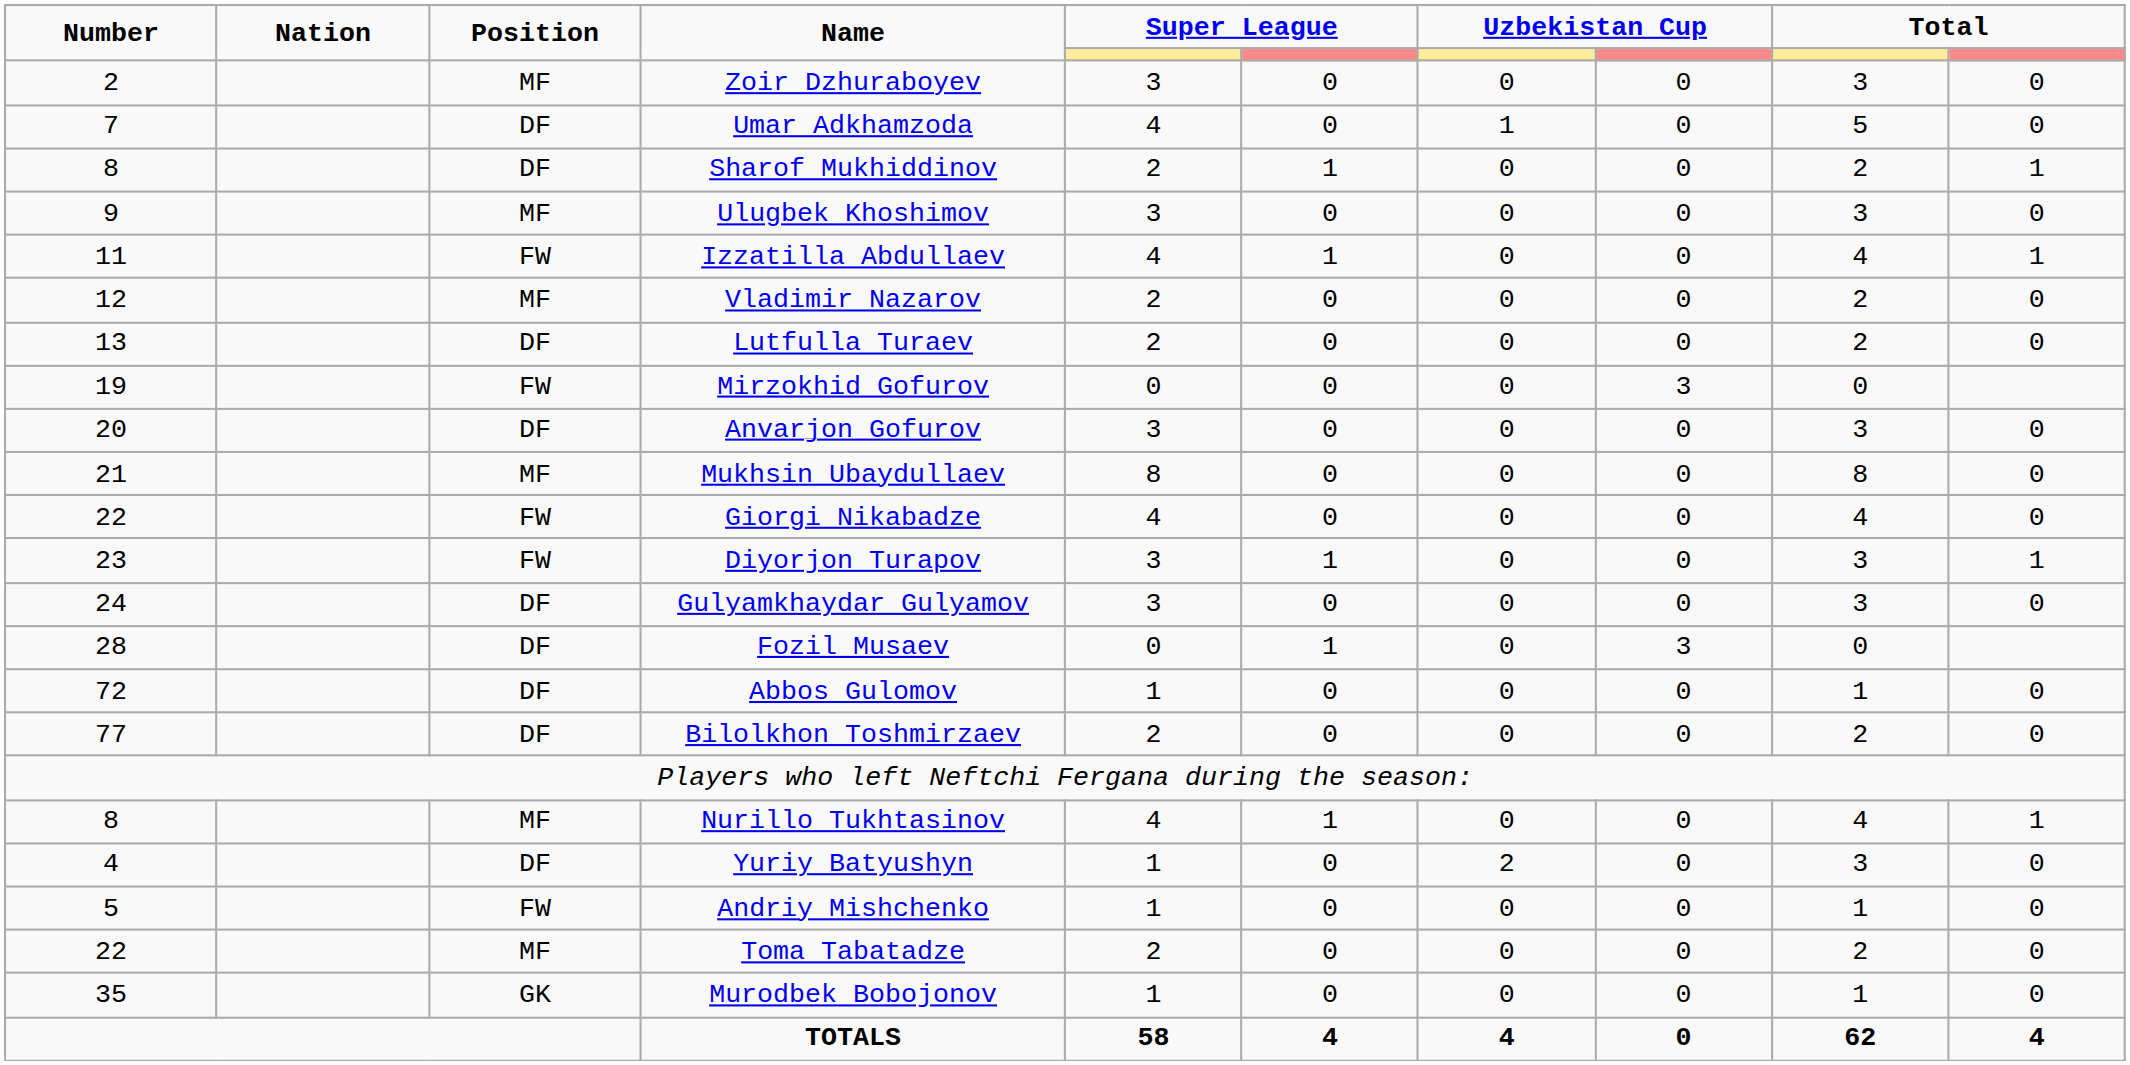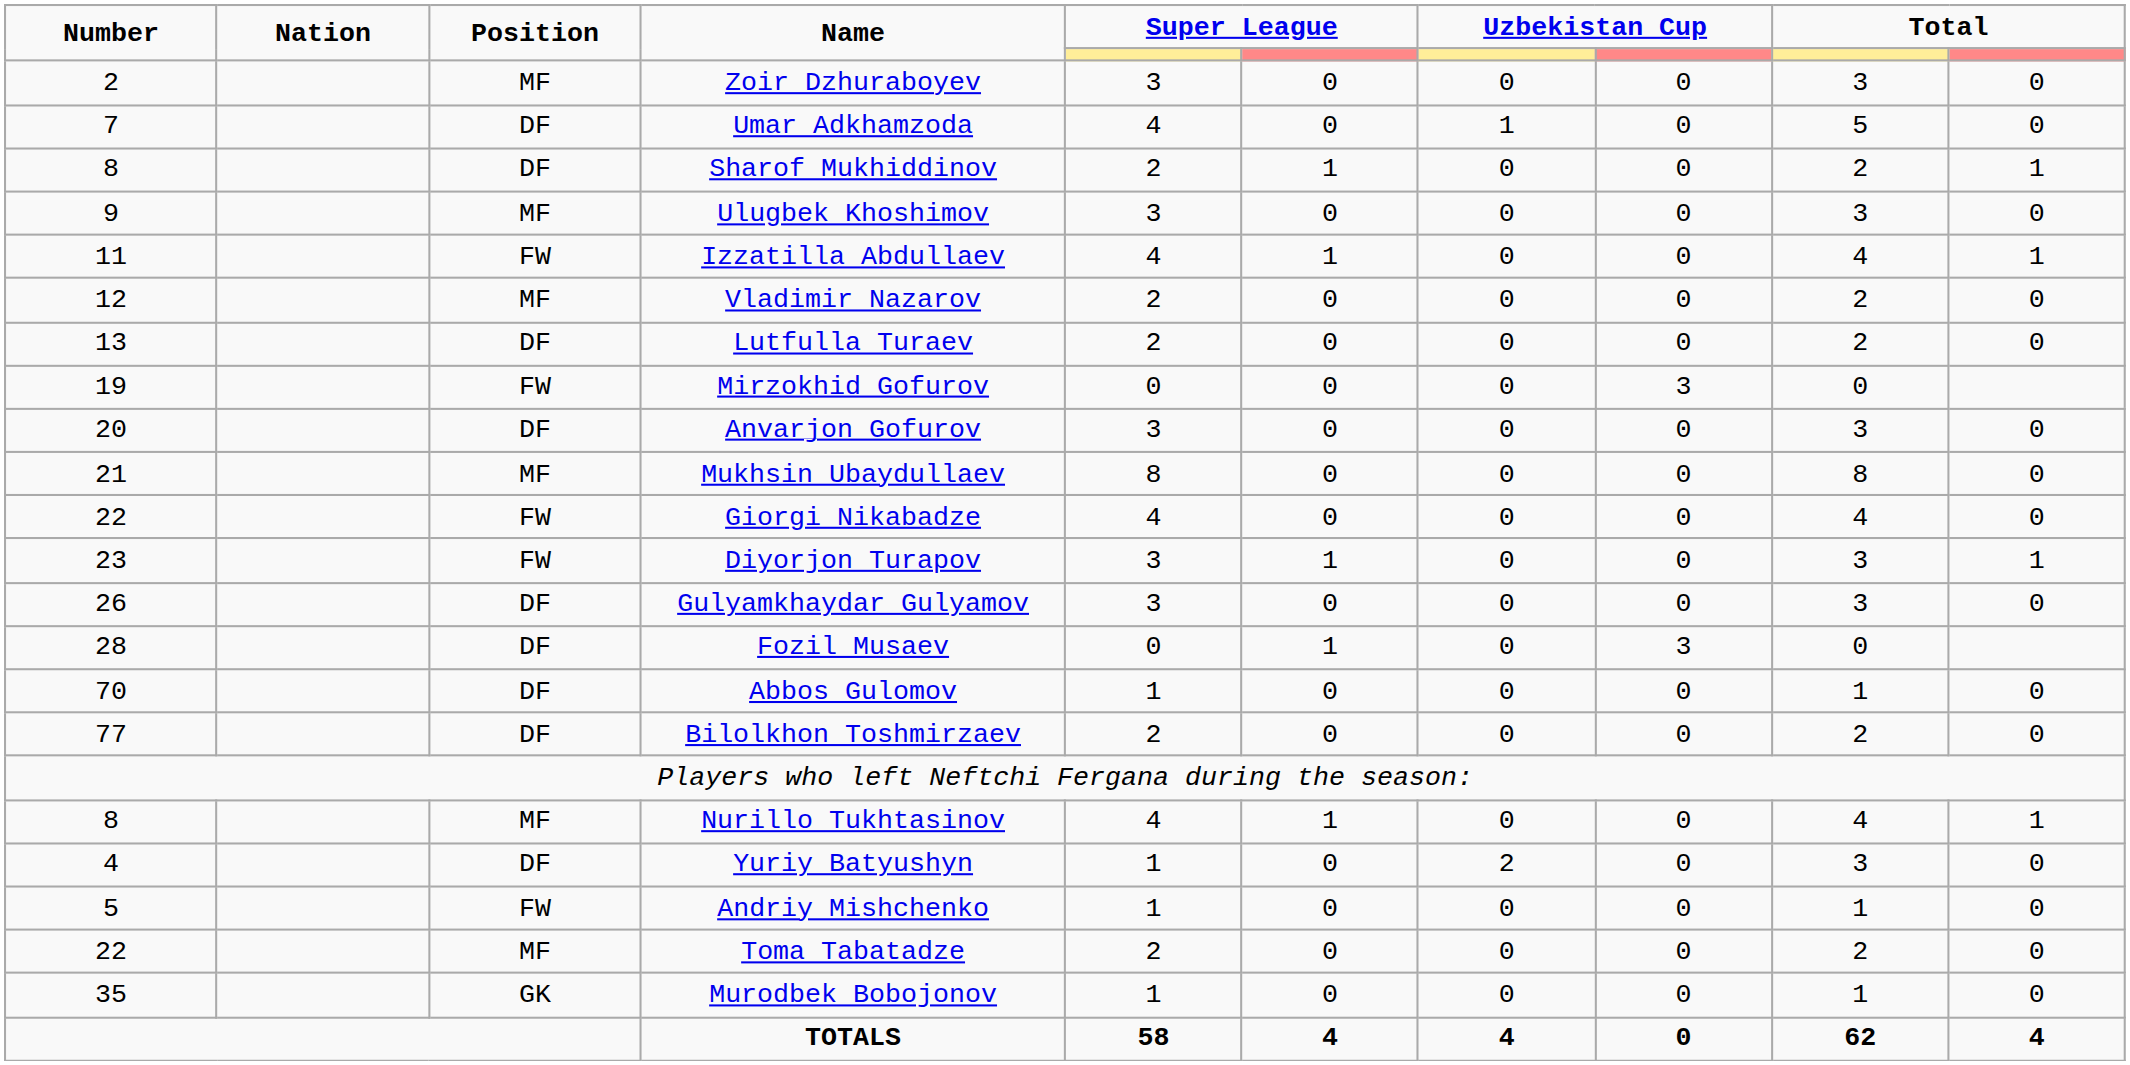(111, 604) 24 -> (111, 604) 26
(111, 691) 72 -> (111, 691) 70
